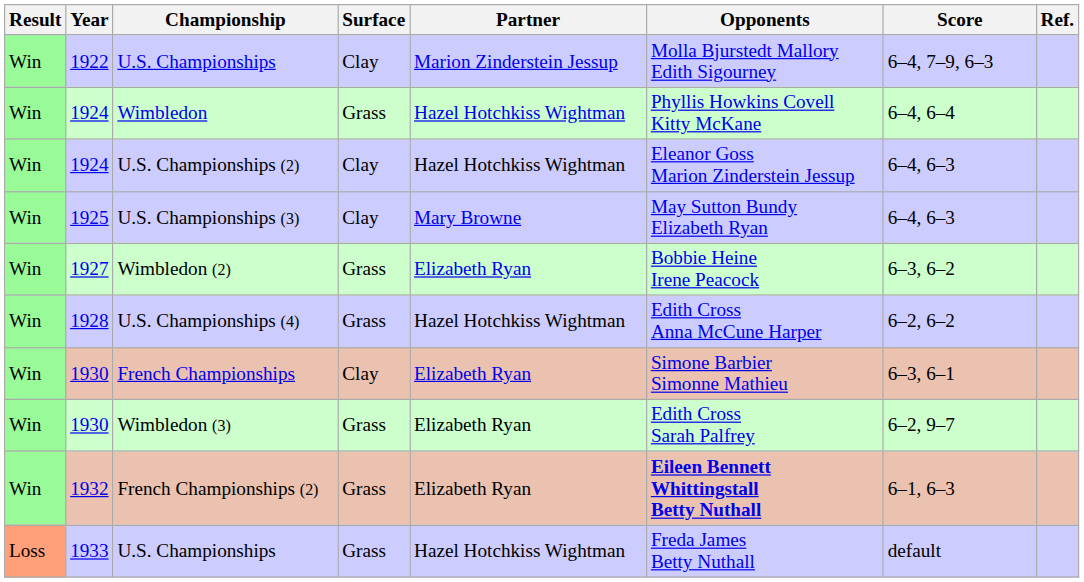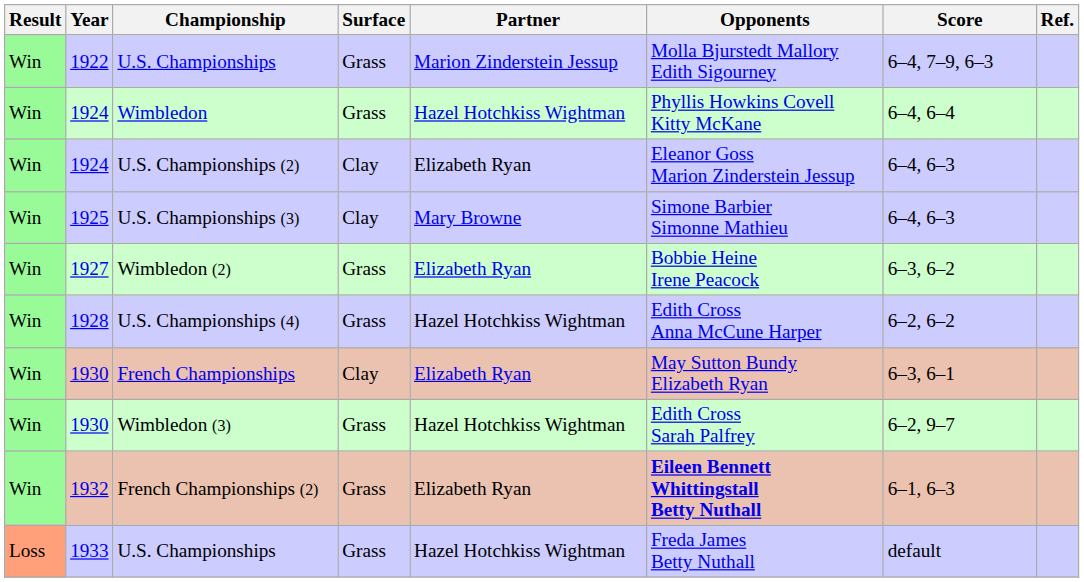(360, 60) Clay -> (364, 60) Grass
(520, 165) Hazel Hotchkiss Wightman -> (473, 165) Elizabeth Ryan
(724, 217) May Sutton Bundy Elizabeth Ryan -> (719, 217) Simone Barbier Simonne Mathieu
(719, 373) Simone Barbier Simonne Mathieu -> (724, 373) May Sutton Bundy Elizabeth Ryan
(473, 425) Elizabeth Ryan -> (520, 425) Hazel Hotchkiss Wightman
